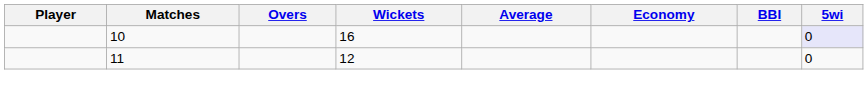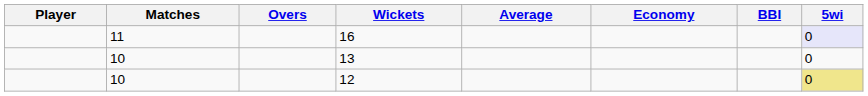(118, 36) 10 -> (117, 36) 11
+ row: (347, 58)
(117, 58) 11 -> (118, 79) 10
(809, 58) no background -> (809, 79) khaki background
